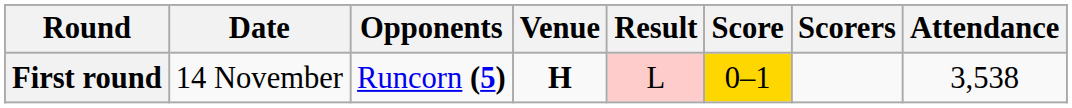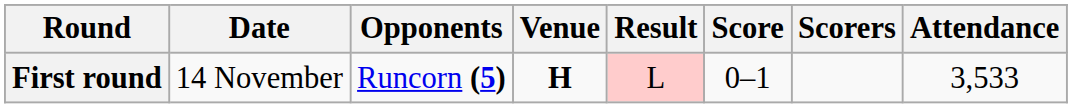(748, 77) gold background -> (748, 77) no background
(985, 77) 3,538 -> (985, 77) 3,533
